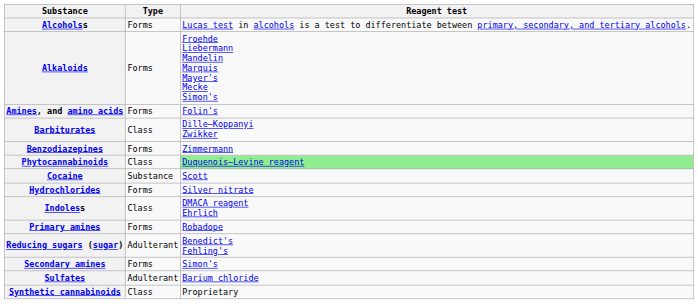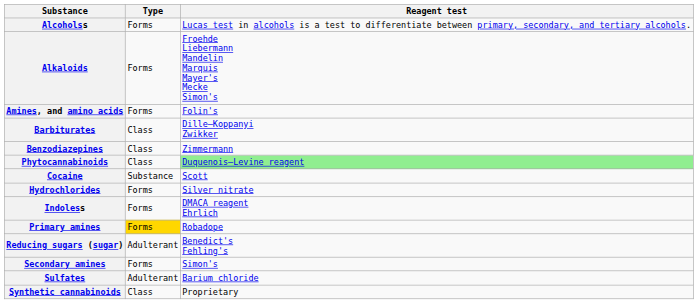(140, 148) Forms -> (140, 148) Class
(140, 208) Class -> (140, 208) Forms
(140, 227) no background -> (140, 227) gold background
